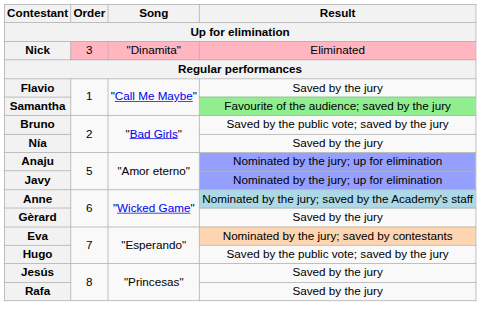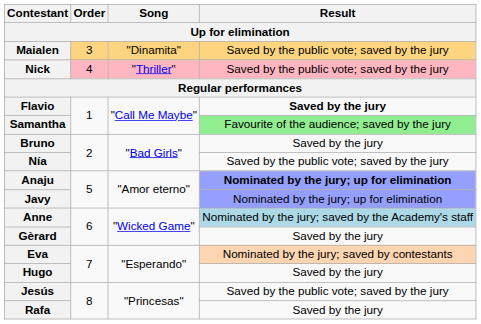+ row: (38, 50)
(89, 50) 3 -> (89, 69) 4
(154, 50) "Dinamita" -> (154, 69) "Thriller"
(338, 50) Eliminated -> (338, 69) Saved by the public vote; saved by the jury
(338, 87) normal -> (338, 106) bold
(338, 124) Saved by the public vote; saved by the jury -> (338, 143) Saved by the jury
(338, 143) Saved by the jury -> (338, 161) Saved by the public vote; saved by the jury
(338, 161) normal -> (338, 180) bold
(338, 254) Saved by the public vote; saved by the jury -> (338, 273) Saved by the jury
(338, 273) Saved by the jury -> (338, 291) Saved by the public vote; saved by the jury
